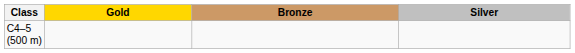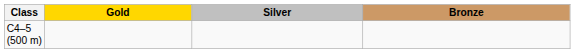columns swapped: (484, 12) <-> (295, 12)
